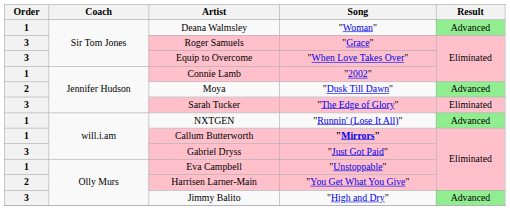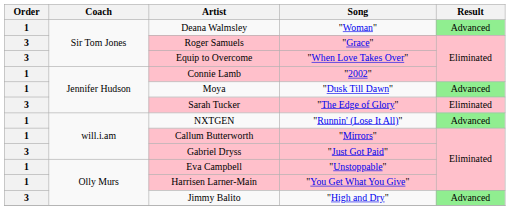(26, 89) 2 -> (26, 89) 1
(358, 136) bold -> (358, 136) normal
(26, 182) 2 -> (26, 182) 1
